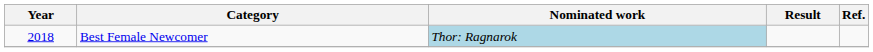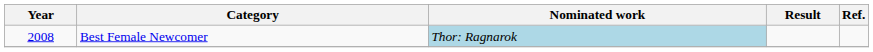(41, 36) 2018 -> (41, 36) 2008
